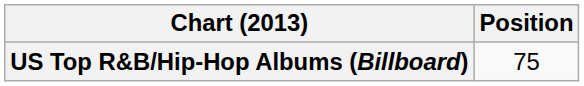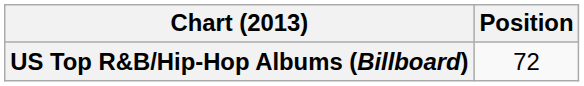(526, 61) 75 -> (526, 61) 72
